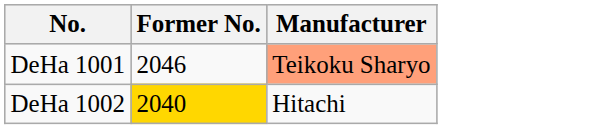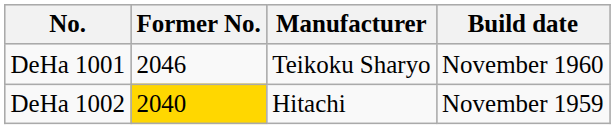+ column: (523, 24)
(351, 63) lightsalmon background -> (351, 63) no background
